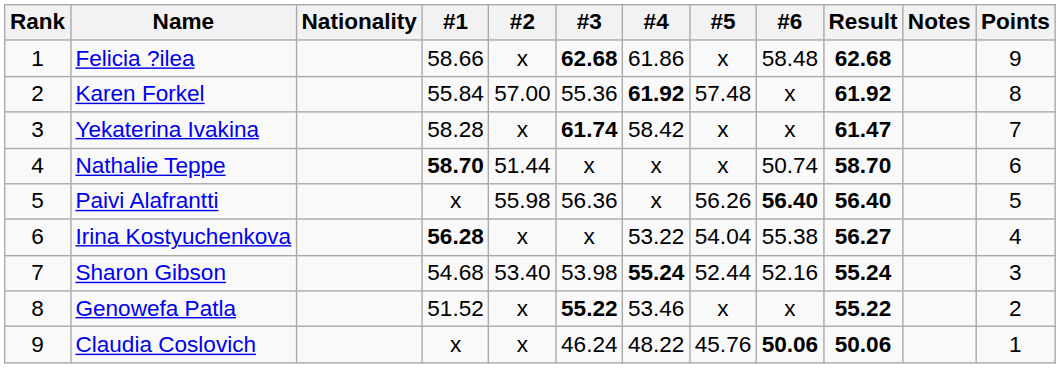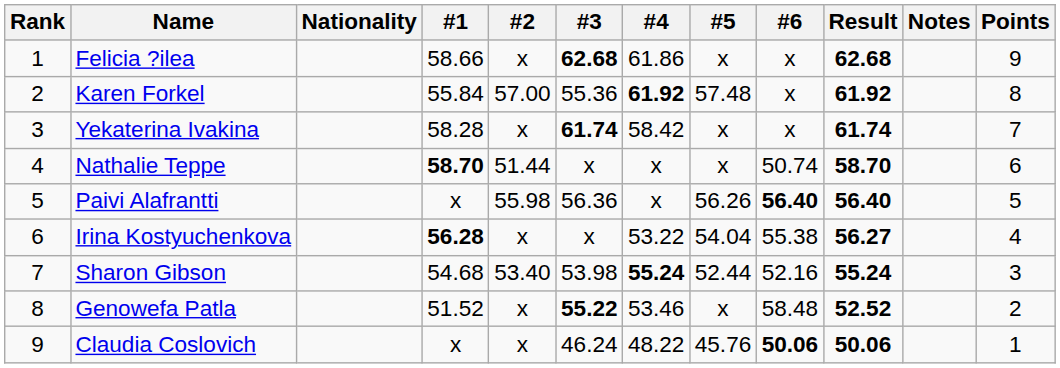(790, 58) 58.48 -> (790, 58) x
(863, 129) 61.47 -> (863, 129) 61.74
(790, 308) x -> (790, 308) 58.48
(863, 308) 55.22 -> (863, 308) 52.52
